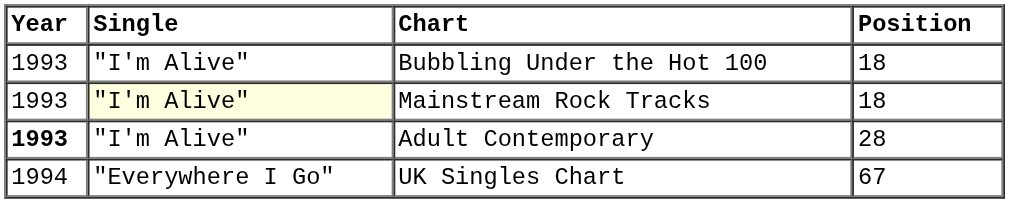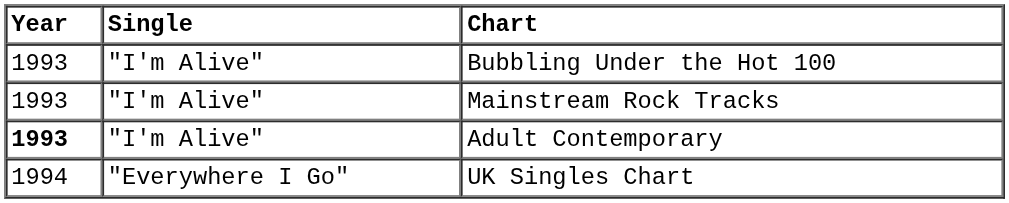- column: (915, 25)
(171, 101) lightyellow background -> (186, 101) no background
